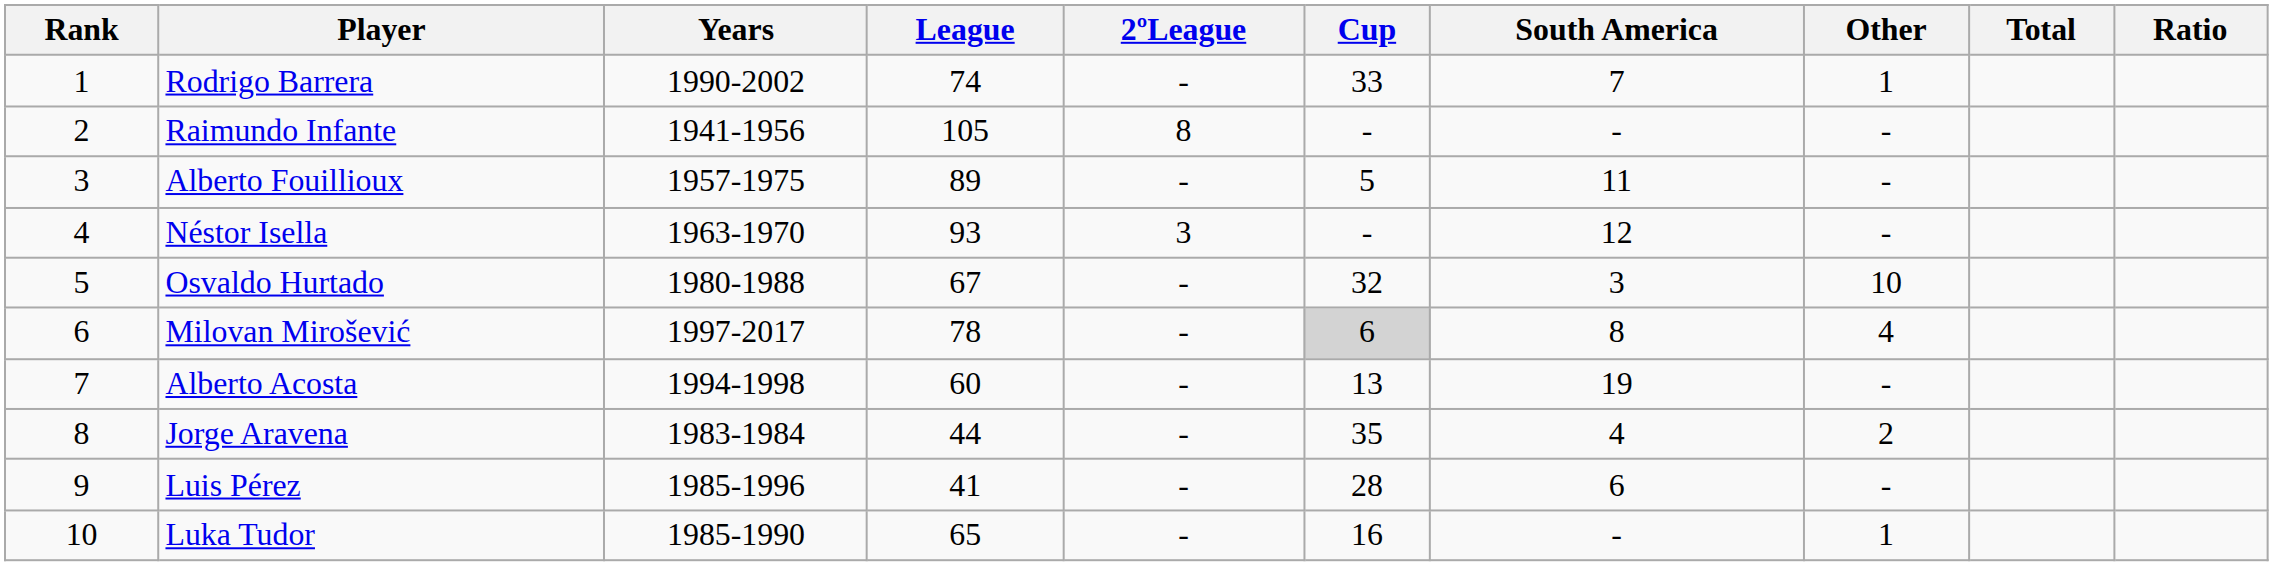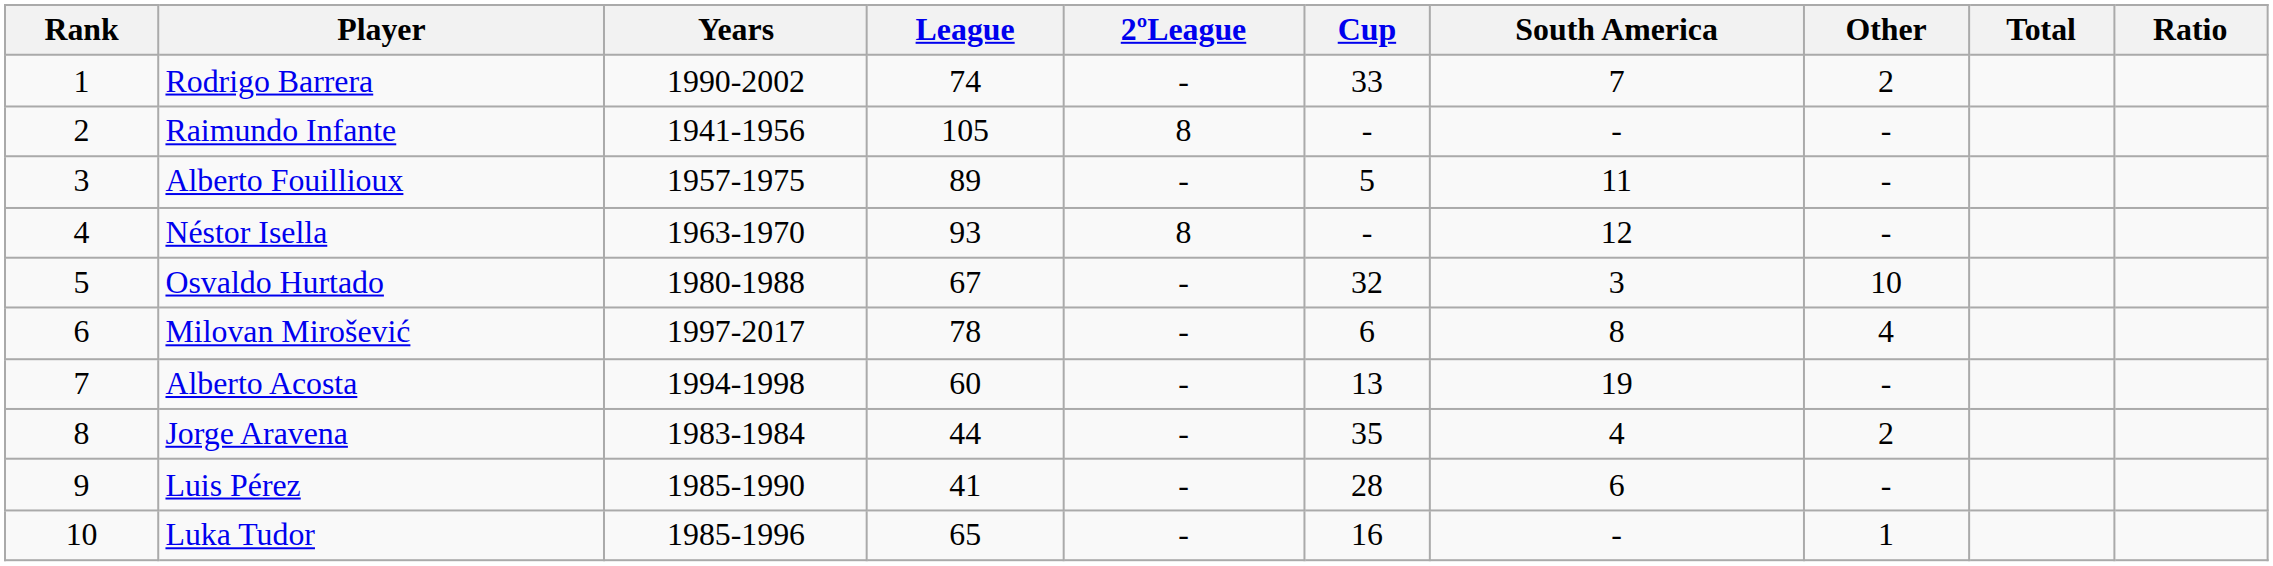(1886, 80) 1 -> (1886, 80) 2
(1184, 231) 3 -> (1184, 231) 8
(1367, 332) lightgrey background -> (1367, 332) no background
(736, 484) 1985-1996 -> (736, 484) 1985-1990
(736, 534) 1985-1990 -> (736, 534) 1985-1996
